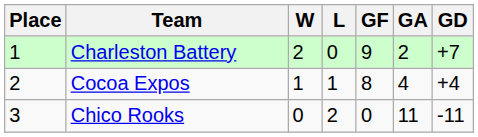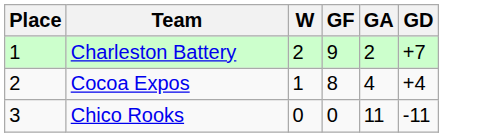- column: (339, 20)
